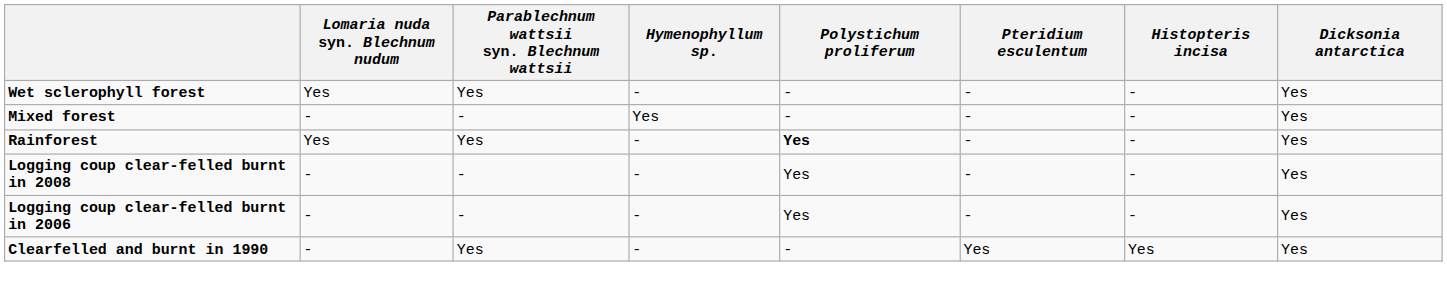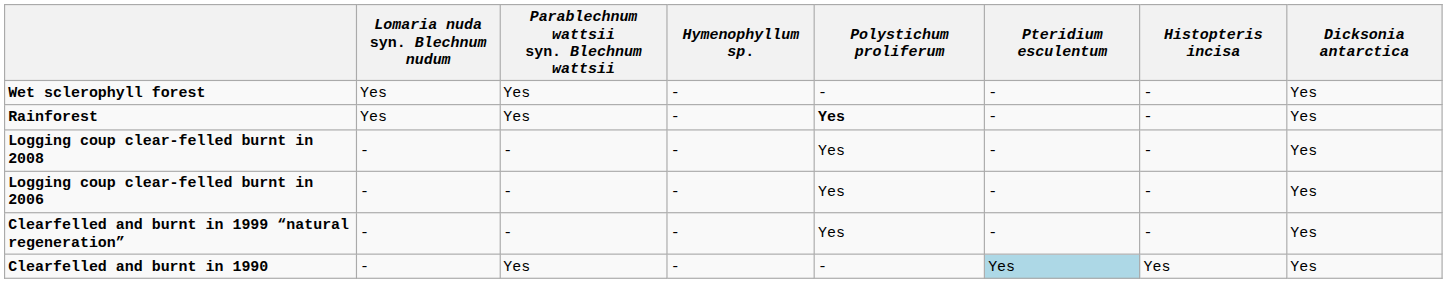- row: (62, 117)
+ row: (179, 233)
(977, 249) no background -> (1002, 266) lightblue background
